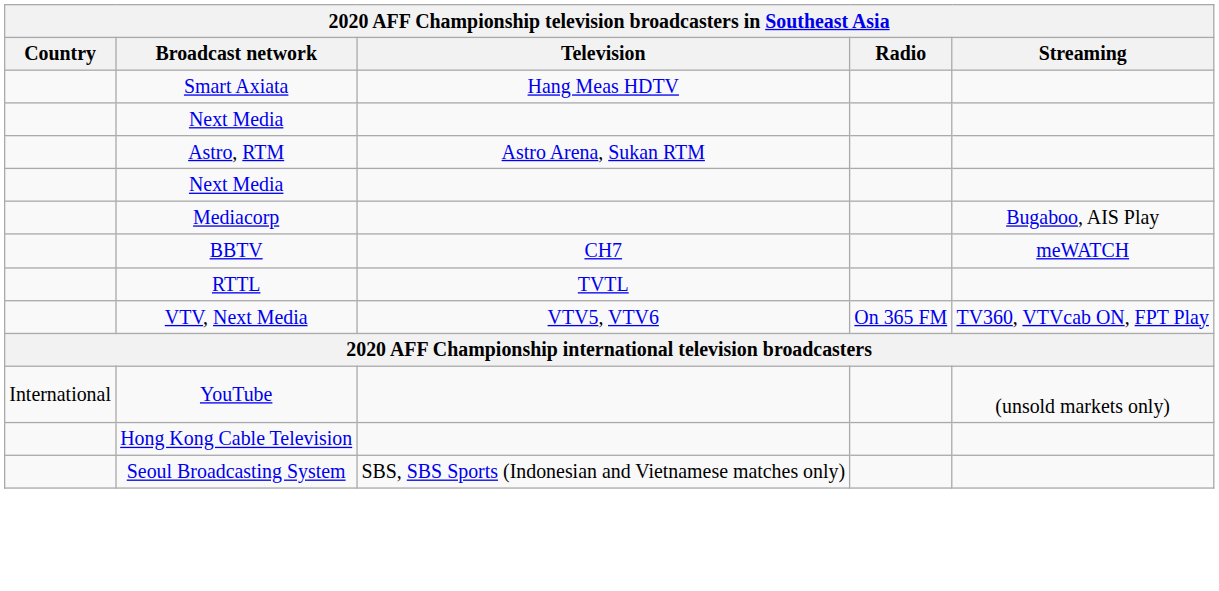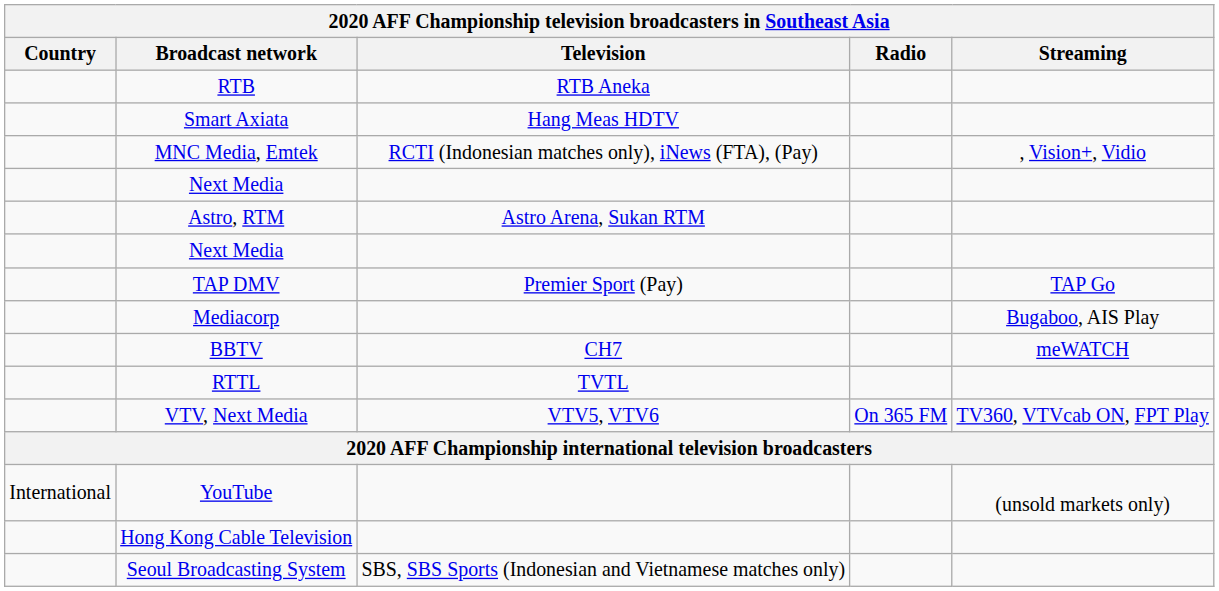+ row: (236, 86)
+ row: (236, 152)
+ row: (236, 283)
